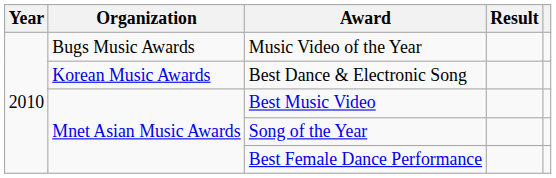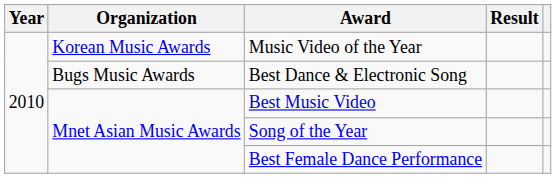(124, 46) Bugs Music Awards -> (131, 46) Korean Music Awards
(131, 74) Korean Music Awards -> (124, 74) Bugs Music Awards
